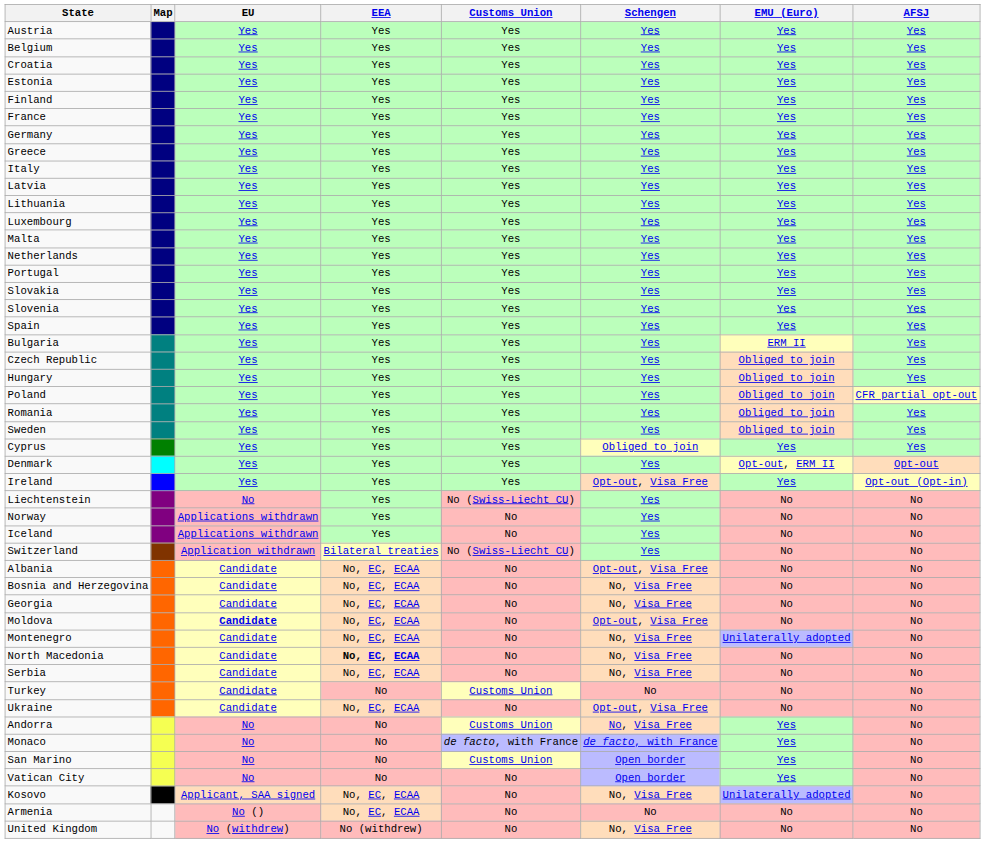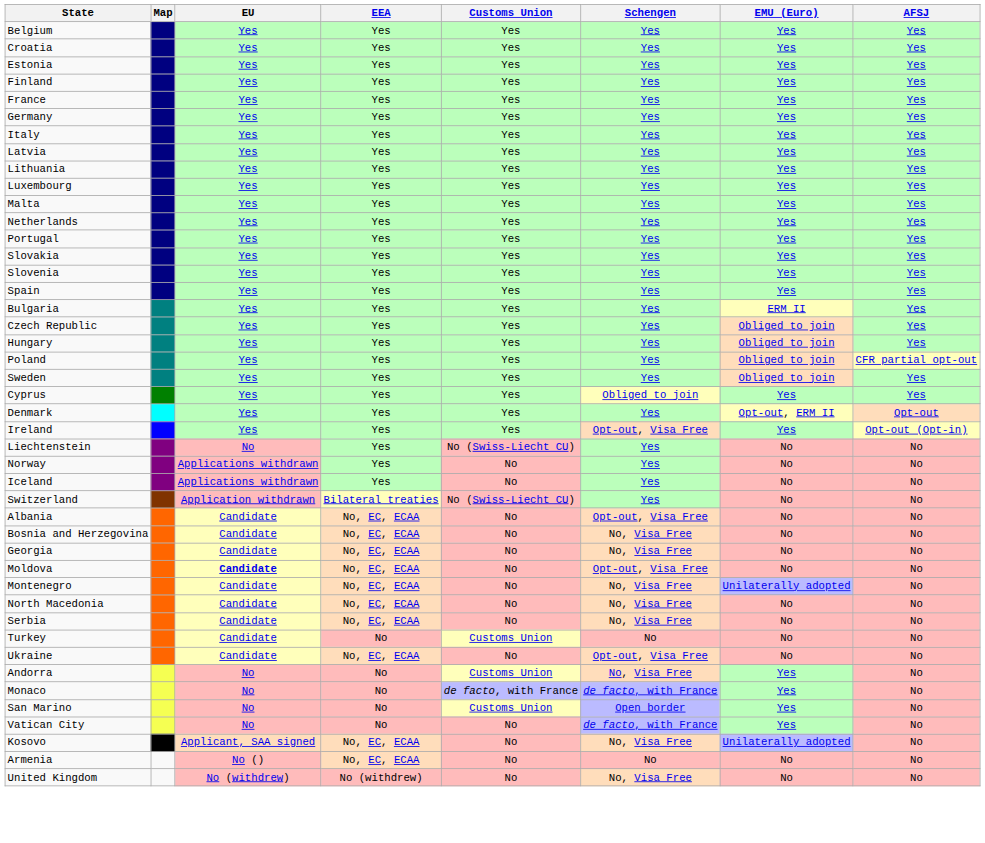- row: (30, 30)
- row: (27, 152)
- row: (30, 413)
(381, 656) bold -> (381, 604) normal
(650, 778) Open border -> (650, 725) de facto, with France
